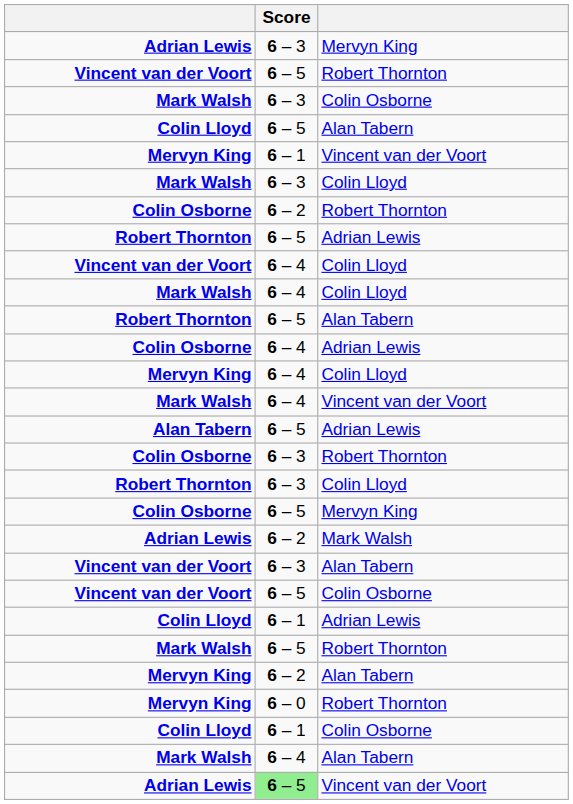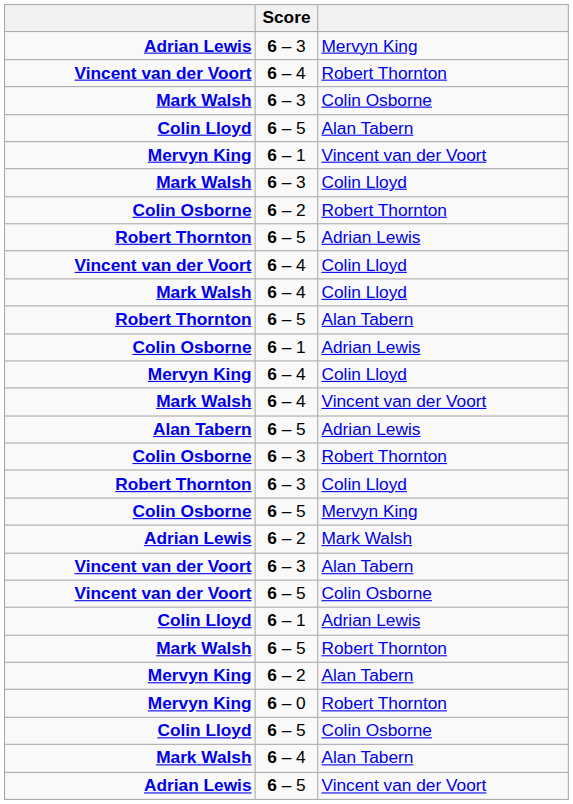(286, 73) 6 – 5 -> (286, 73) 6 – 4
(286, 347) 6 – 4 -> (286, 347) 6 – 1
(286, 730) 6 – 1 -> (286, 730) 6 – 5
(286, 785) lightgreen background -> (286, 785) no background
